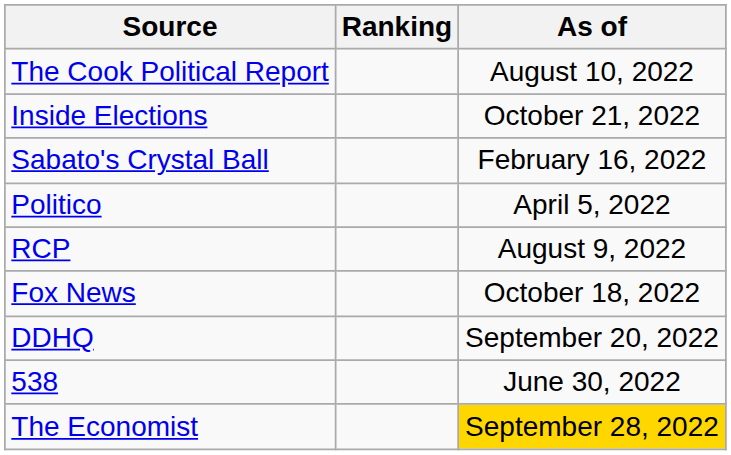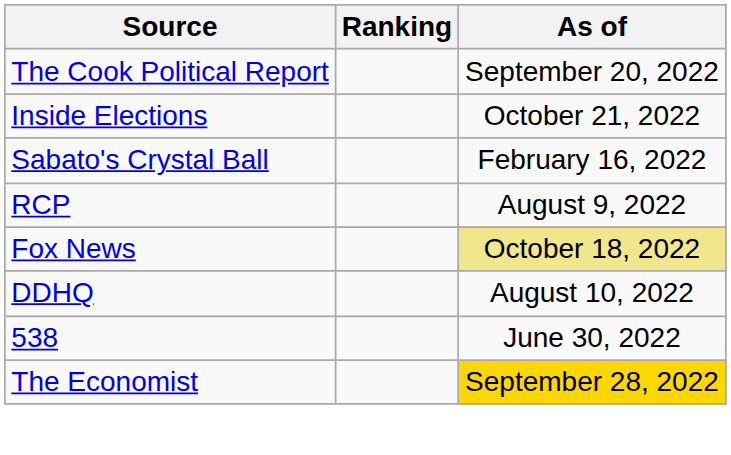(592, 71) August 10, 2022 -> (592, 71) September 20, 2022
- row: (56, 204)
(592, 293) no background -> (592, 248) khaki background
(592, 337) September 20, 2022 -> (592, 293) August 10, 2022
